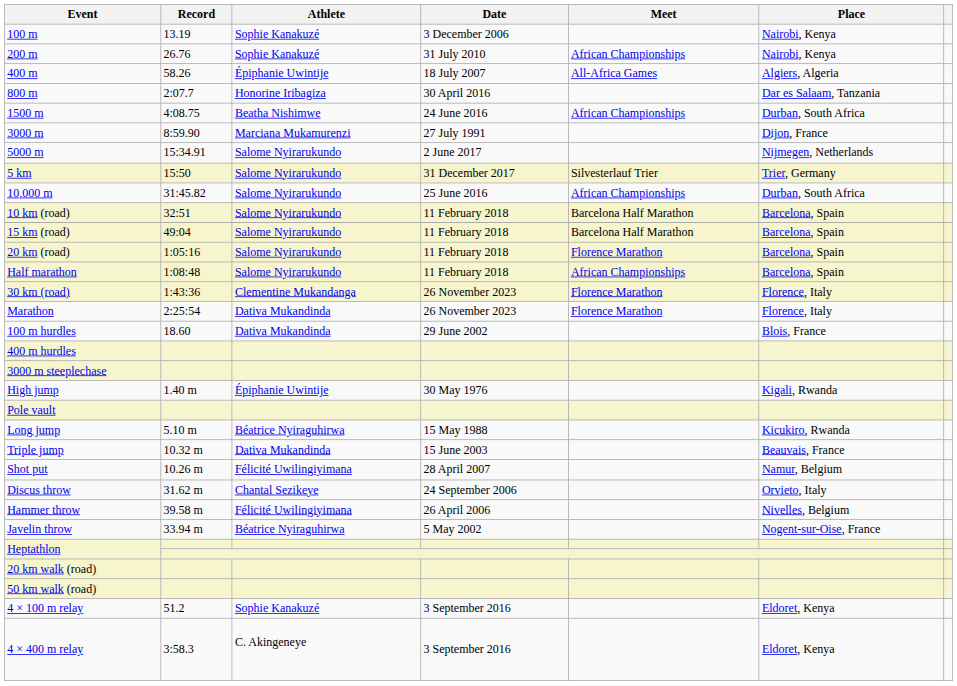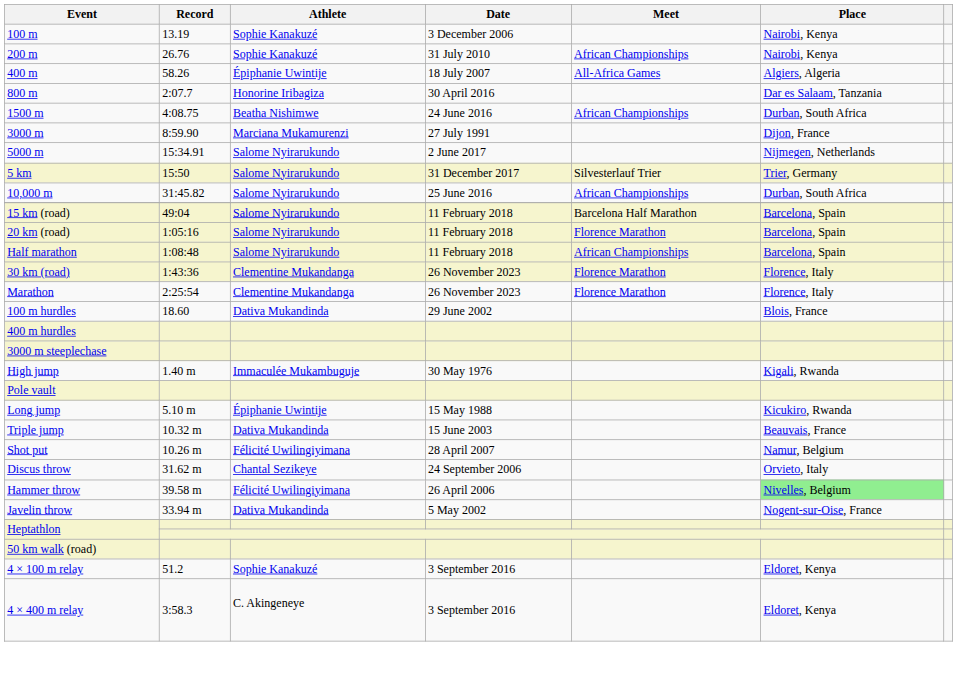- row: (39, 212)
(283, 311) Dativa Mukandinda -> (294, 291) Clementine Mukandanga
(282, 390) Épiphanie Uwintije -> (296, 370) Immaculée Mukambuguje
(290, 430) Béatrice Nyiraguhirwa -> (280, 410) Épiphanie Uwintije
(806, 509) no background -> (807, 489) lightgreen background
(290, 529) Béatrice Nyiraguhirwa -> (281, 509) Dativa Mukandinda
- row: (52, 568)
